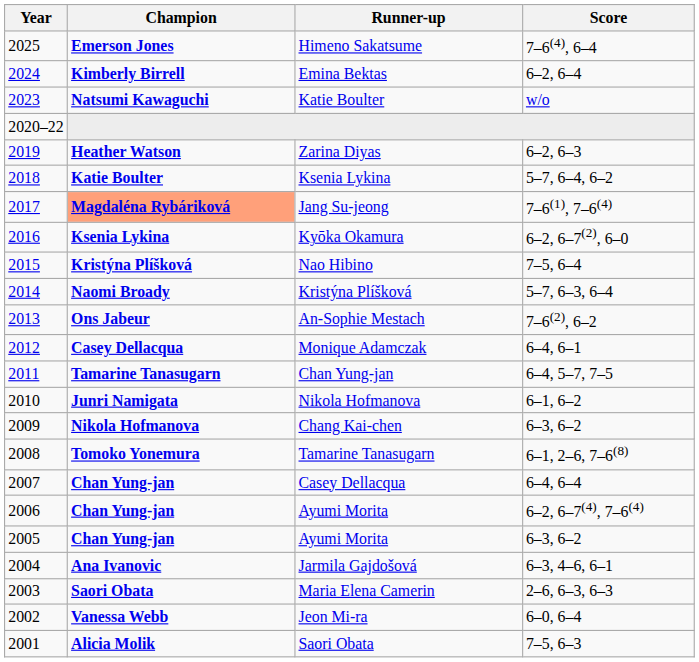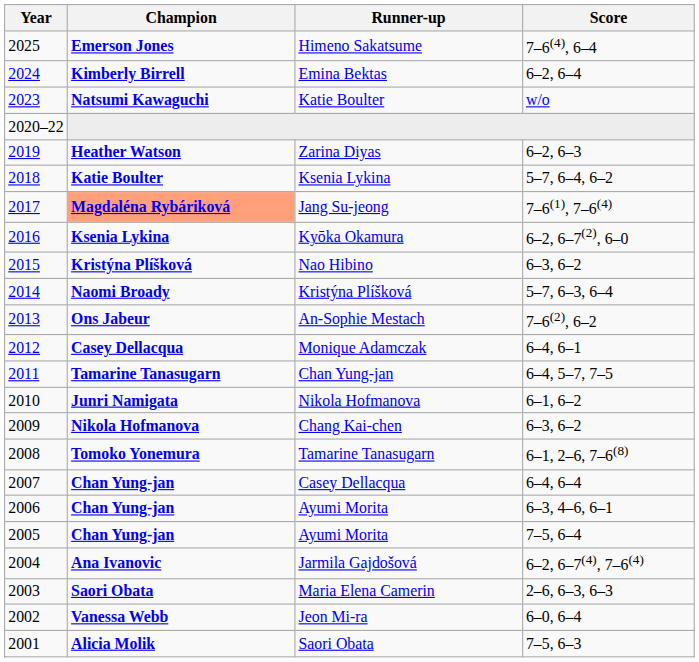(554, 265) 7–5, 6–4 -> (554, 265) 6–3, 6–2
(585, 511) 6–2, 6–7(4), 7–6(4) -> (569, 509) 6–3, 4–6, 6–1
(554, 539) 6–3, 6–2 -> (554, 535) 7–5, 6–4
(569, 565) 6–3, 4–6, 6–1 -> (585, 563) 6–2, 6–7(4), 7–6(4)
